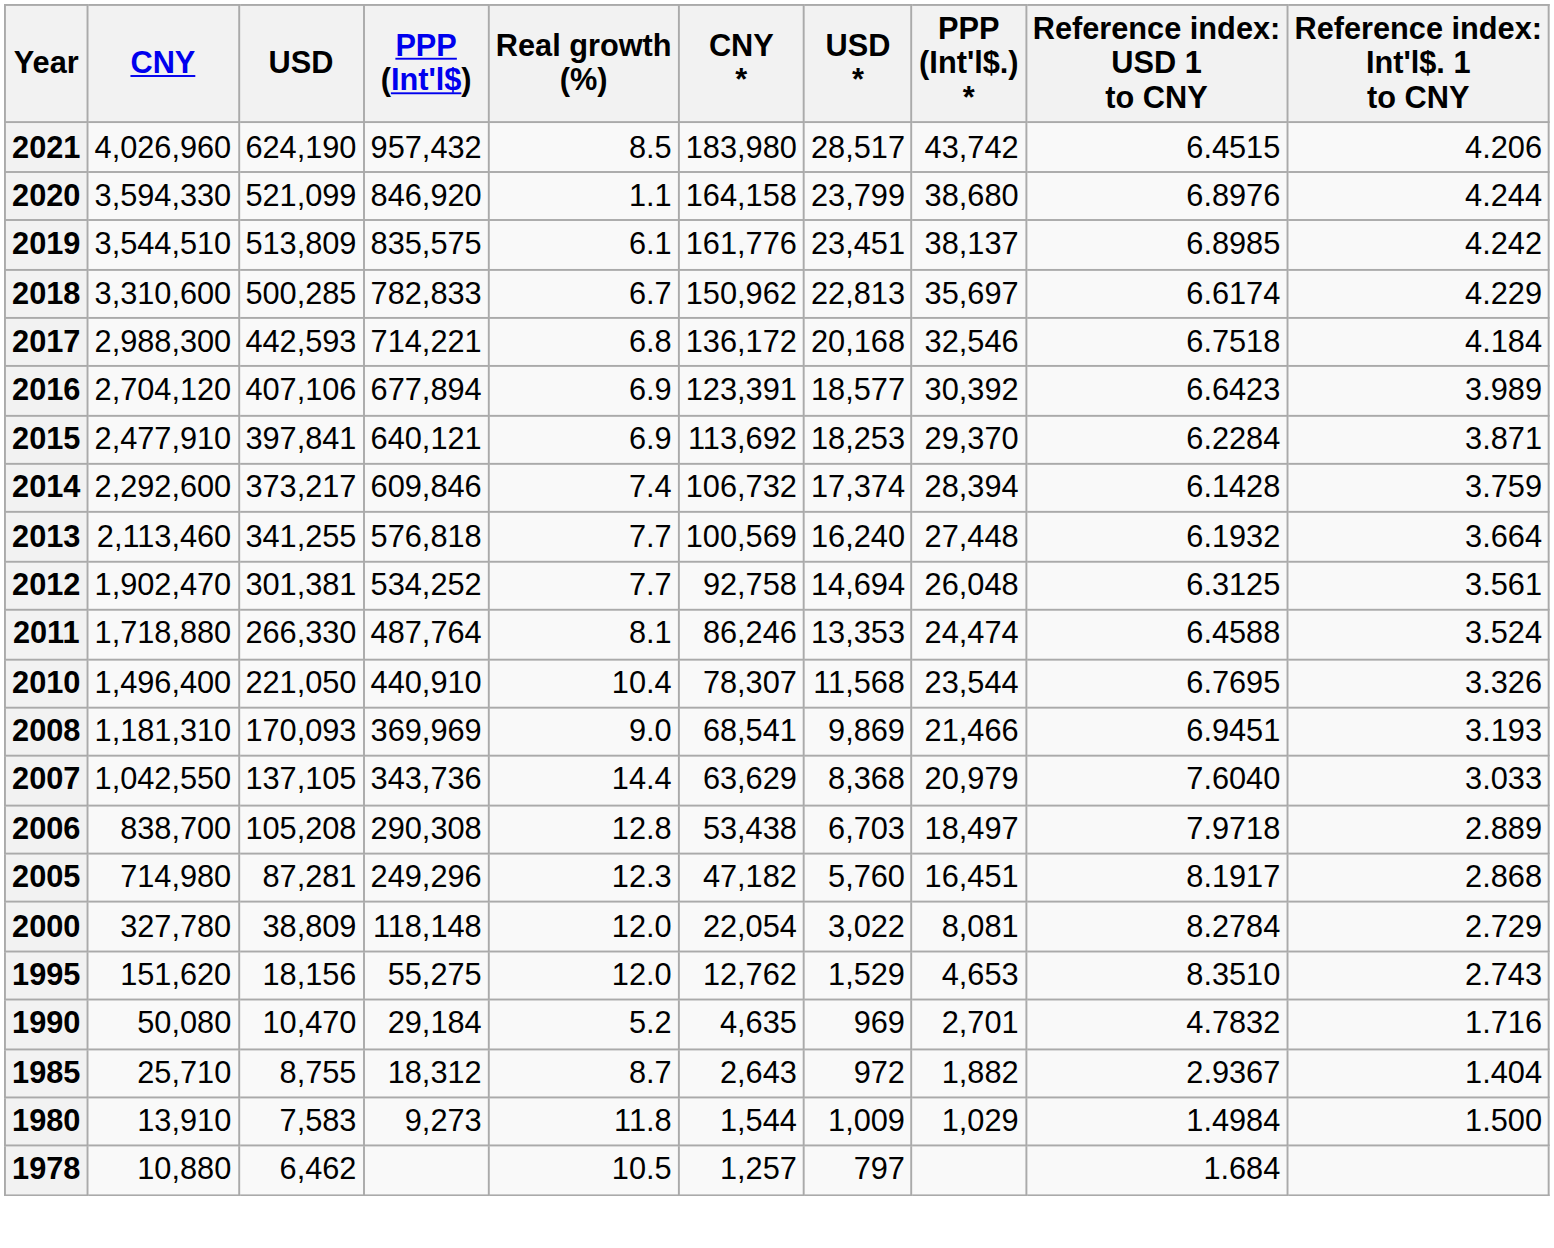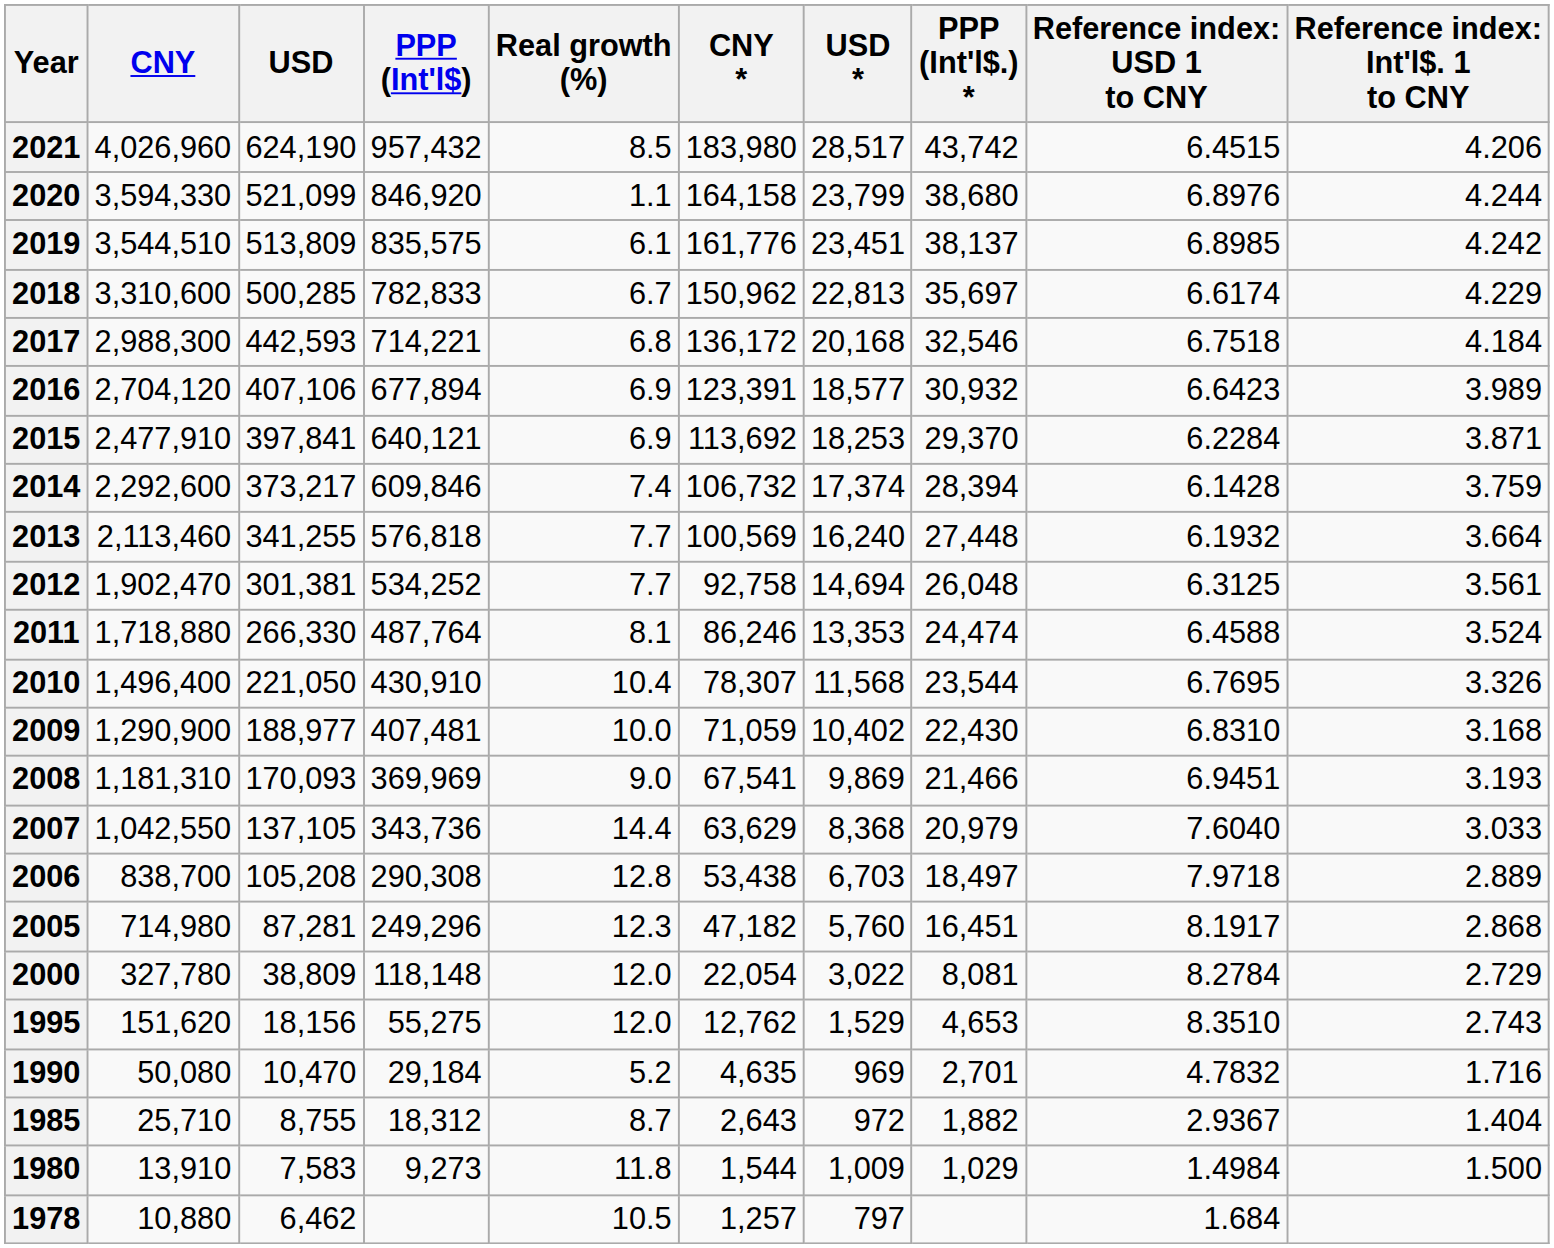(972, 390) 30,392 -> (972, 390) 30,932
(426, 682) 440,910 -> (426, 682) 430,910
+ row: (46, 731)
(750, 731) 68,541 -> (750, 780) 67,541
